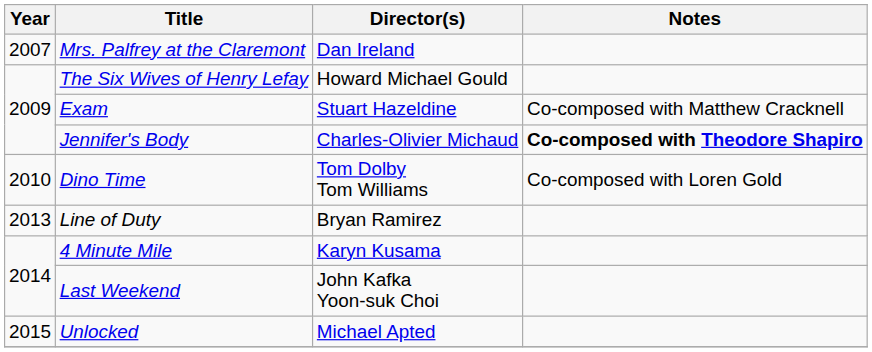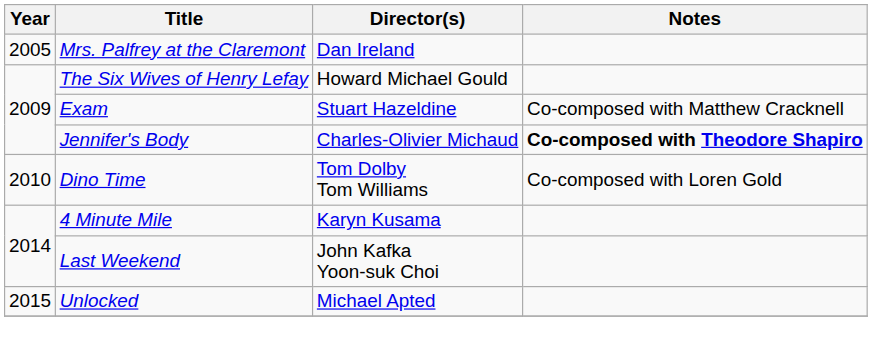(30, 49) 2007 -> (30, 49) 2005
- row: (110, 220)
